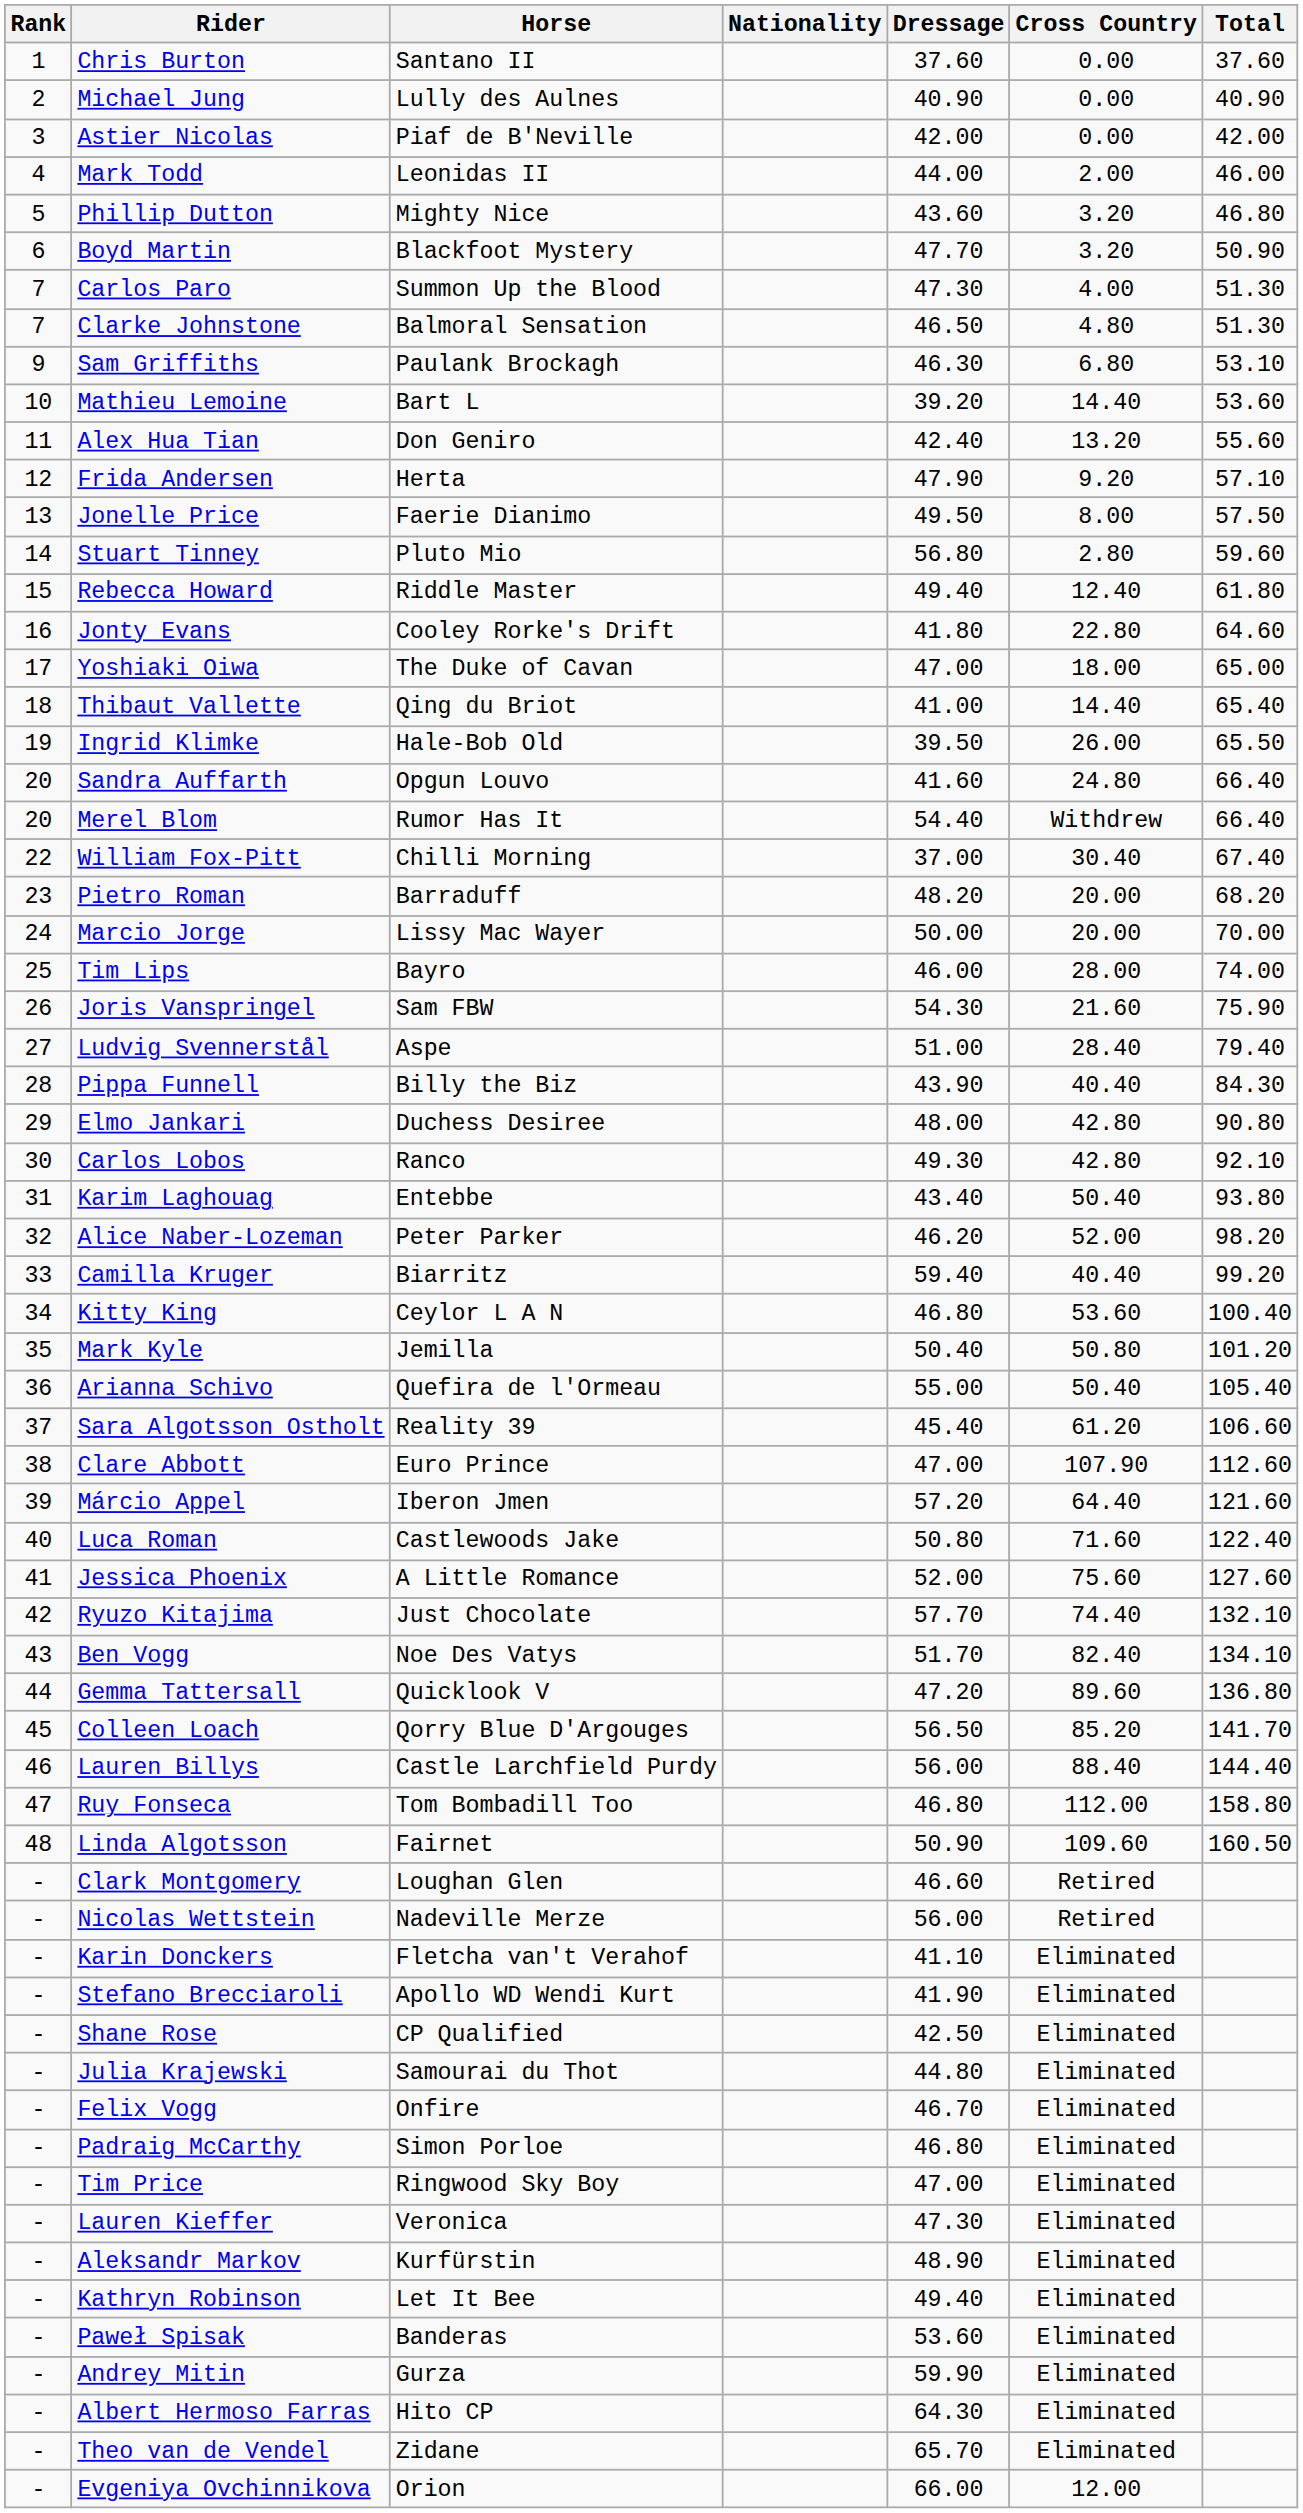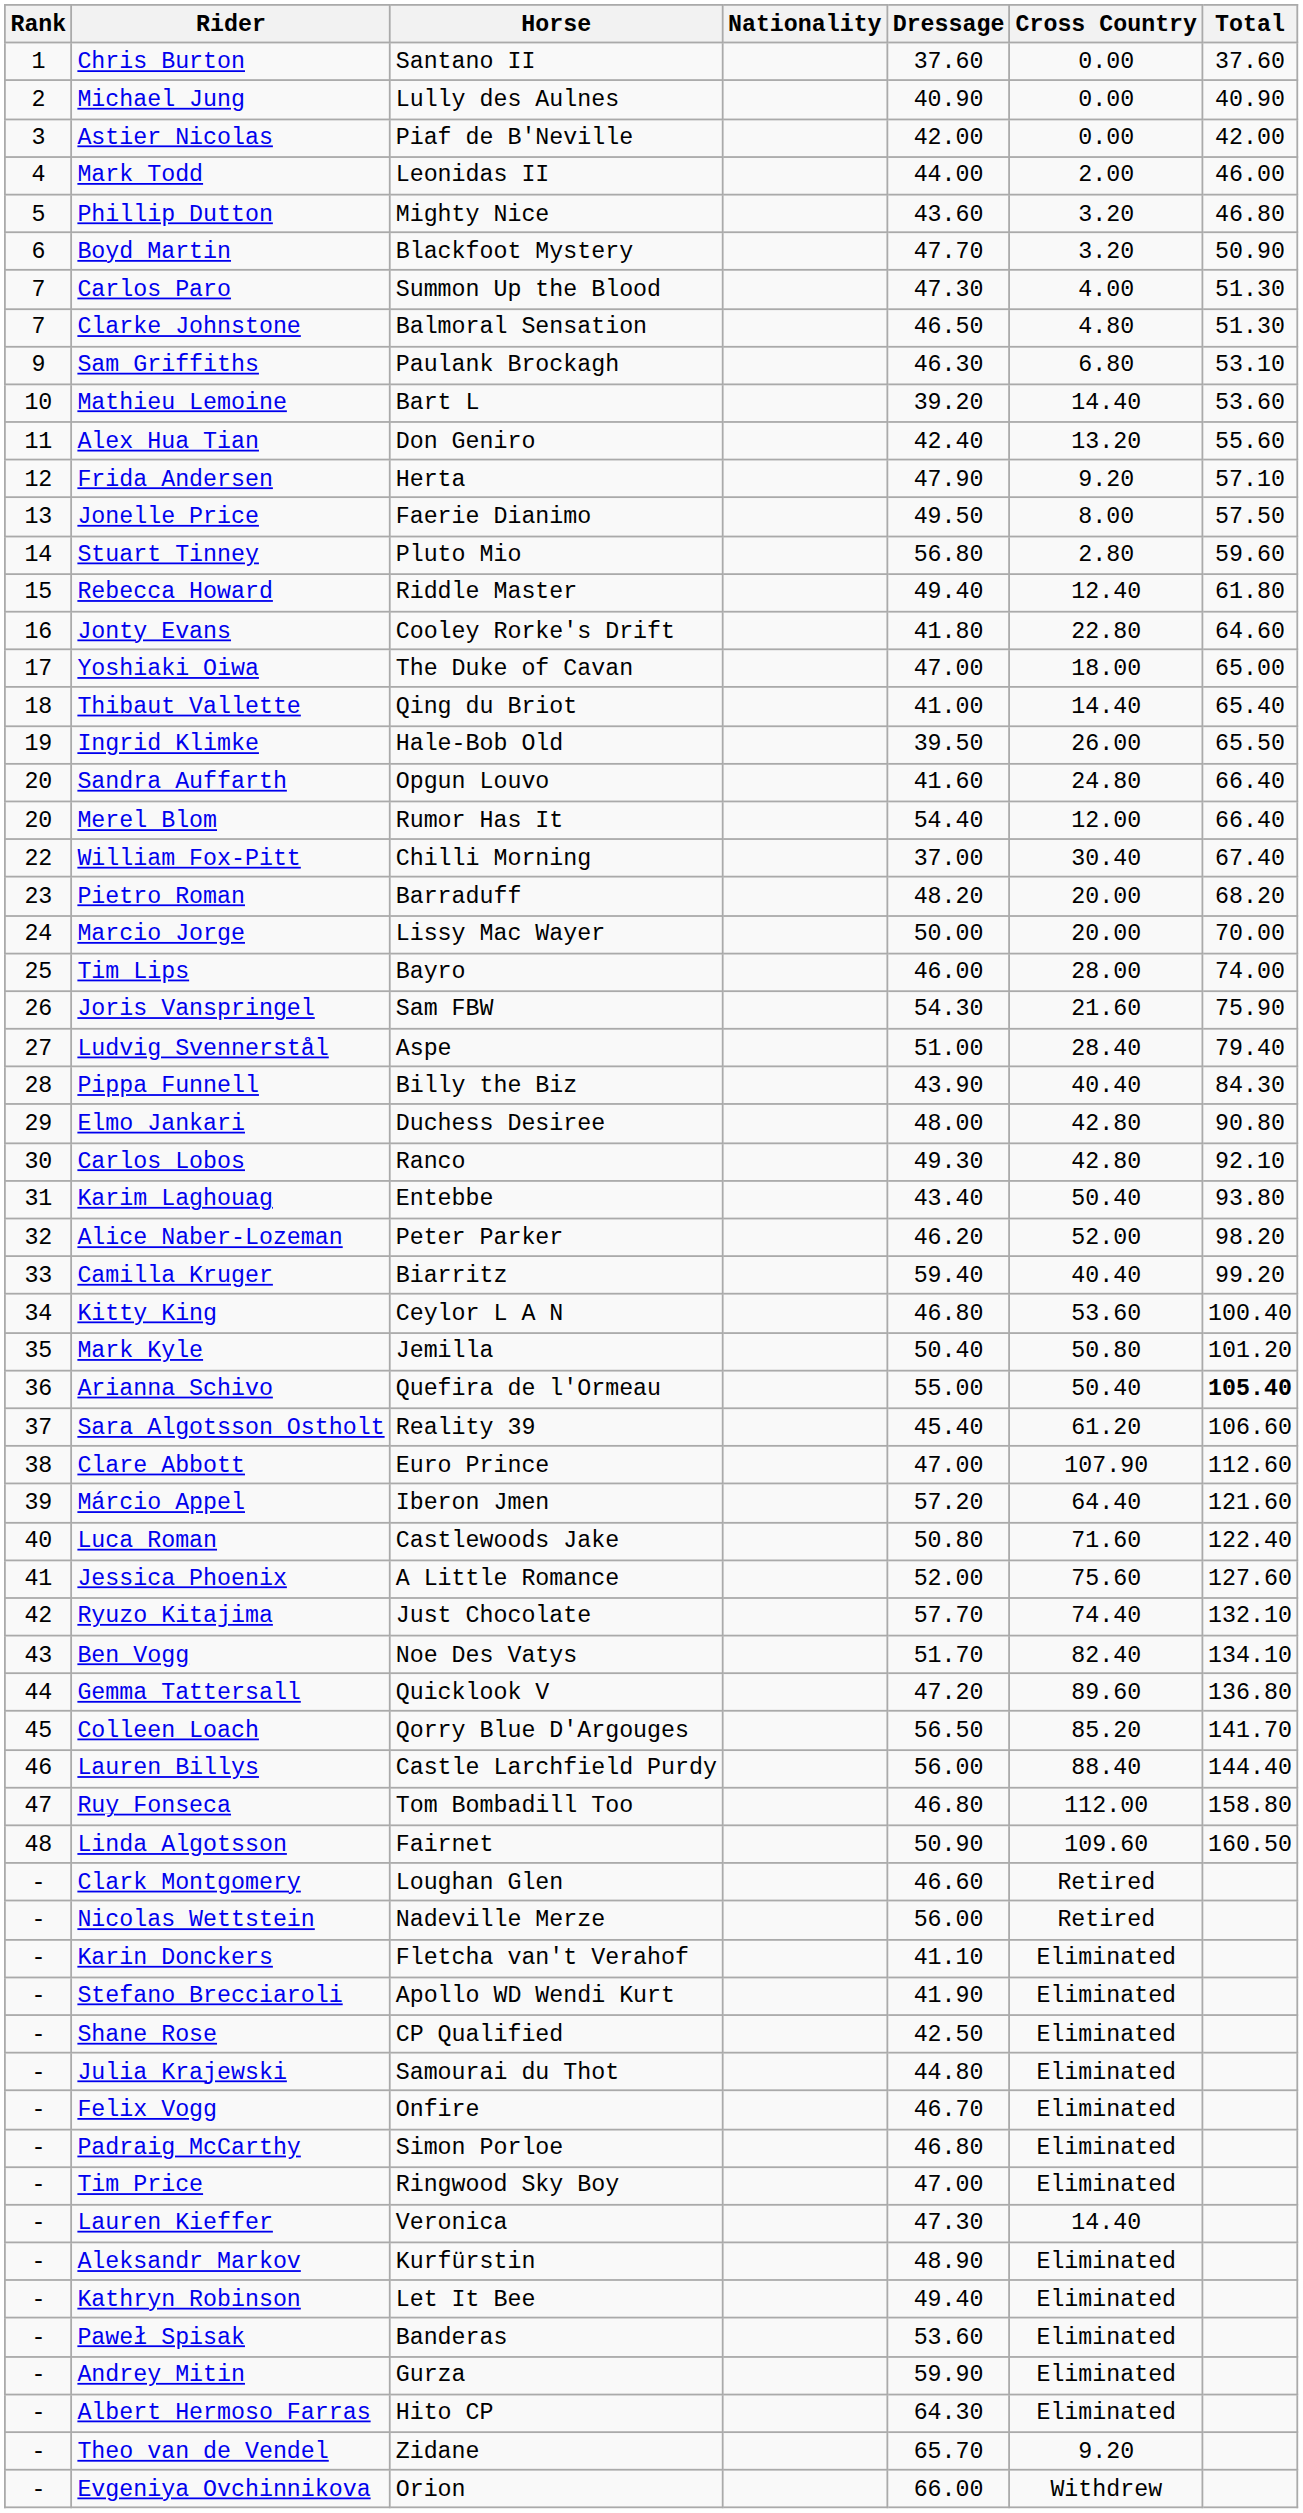(1106, 820) Withdrew -> (1106, 820) 12.00
(1250, 1389) normal -> (1250, 1389) bold
(1106, 2224) Eliminated -> (1106, 2224) 14.40
(1106, 2451) Eliminated -> (1106, 2451) 9.20
(1106, 2489) 12.00 -> (1106, 2489) Withdrew
